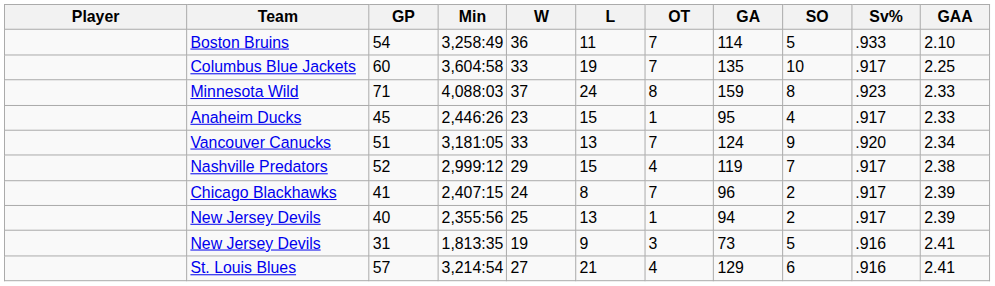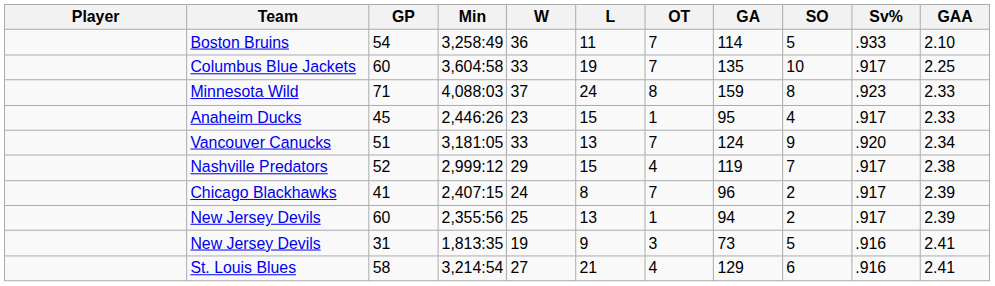(381, 218) 40 -> (381, 218) 60
(381, 268) 57 -> (381, 268) 58
